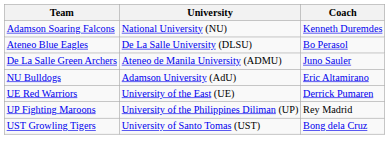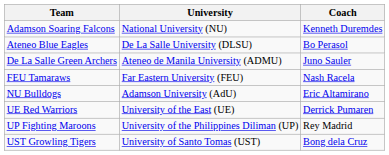+ row: (39, 77)
